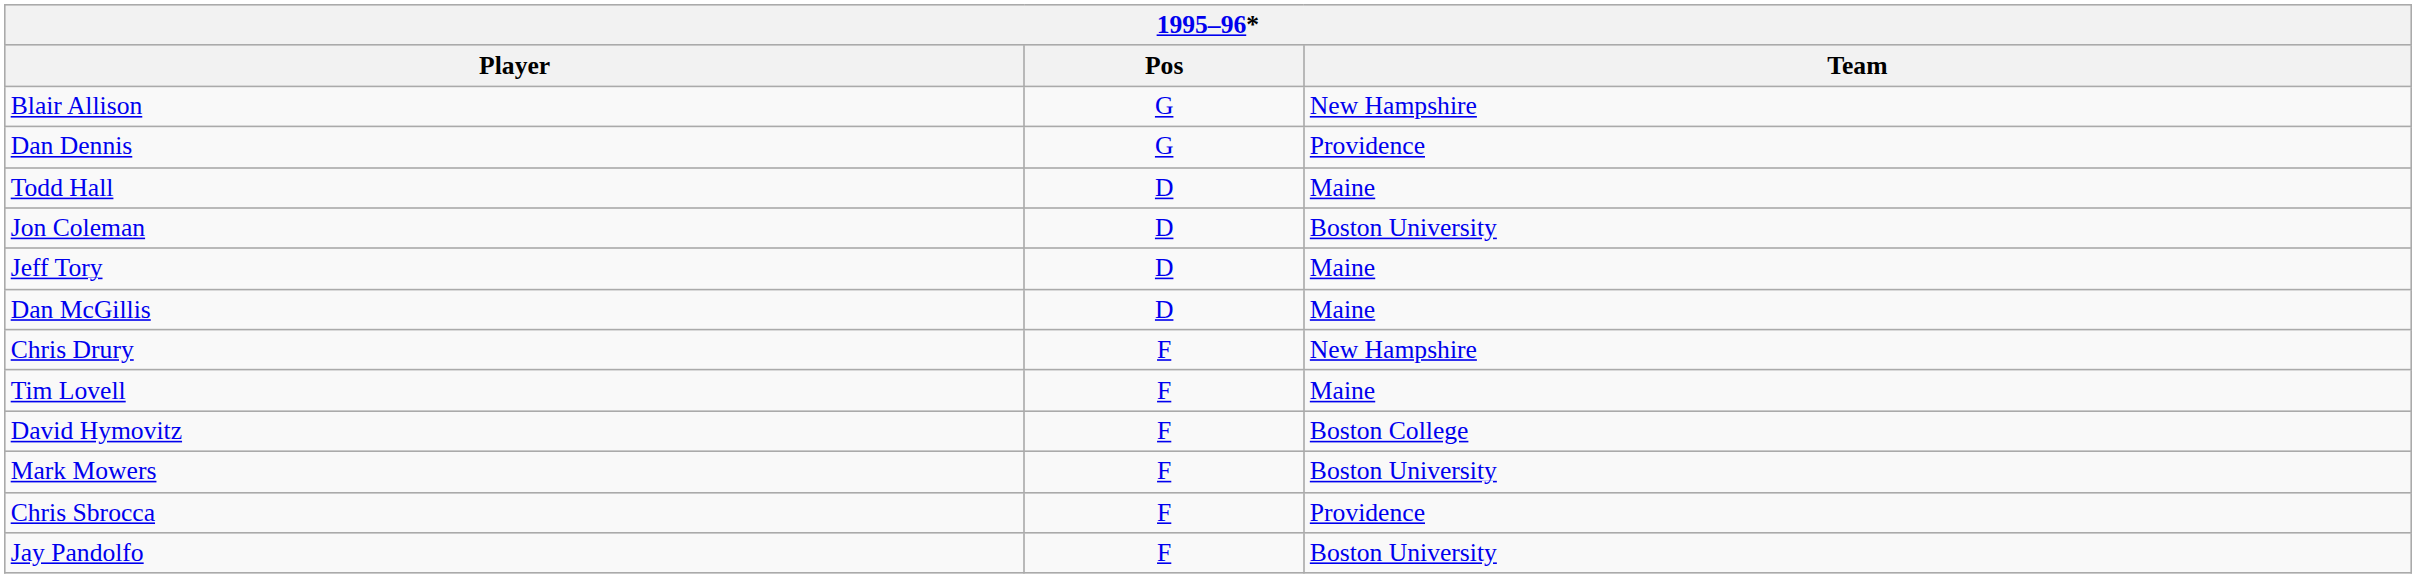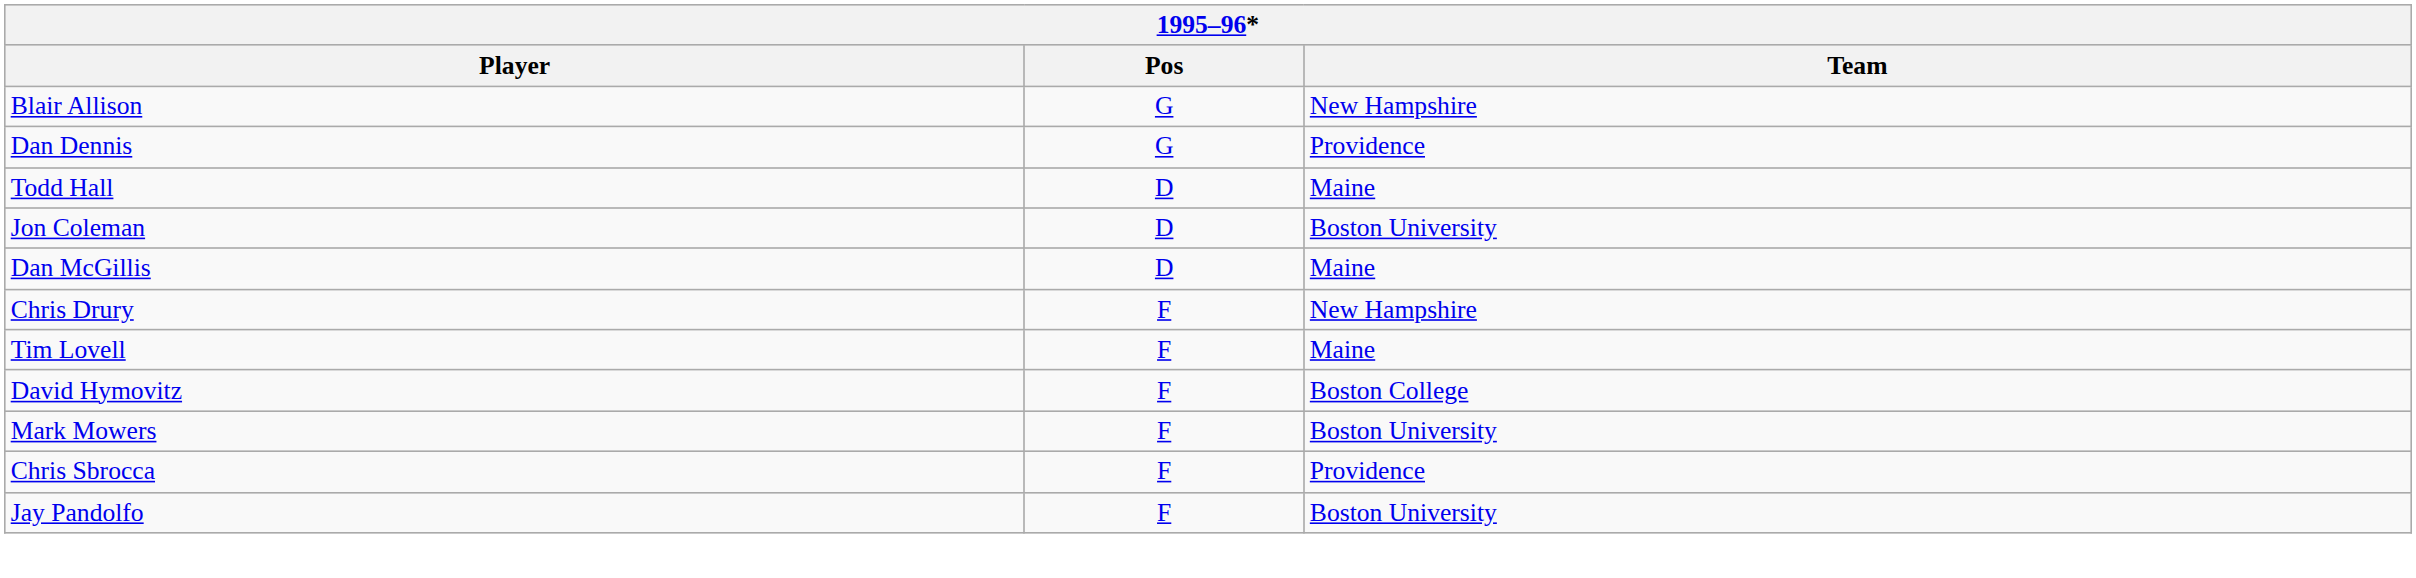- row: (57, 268)
